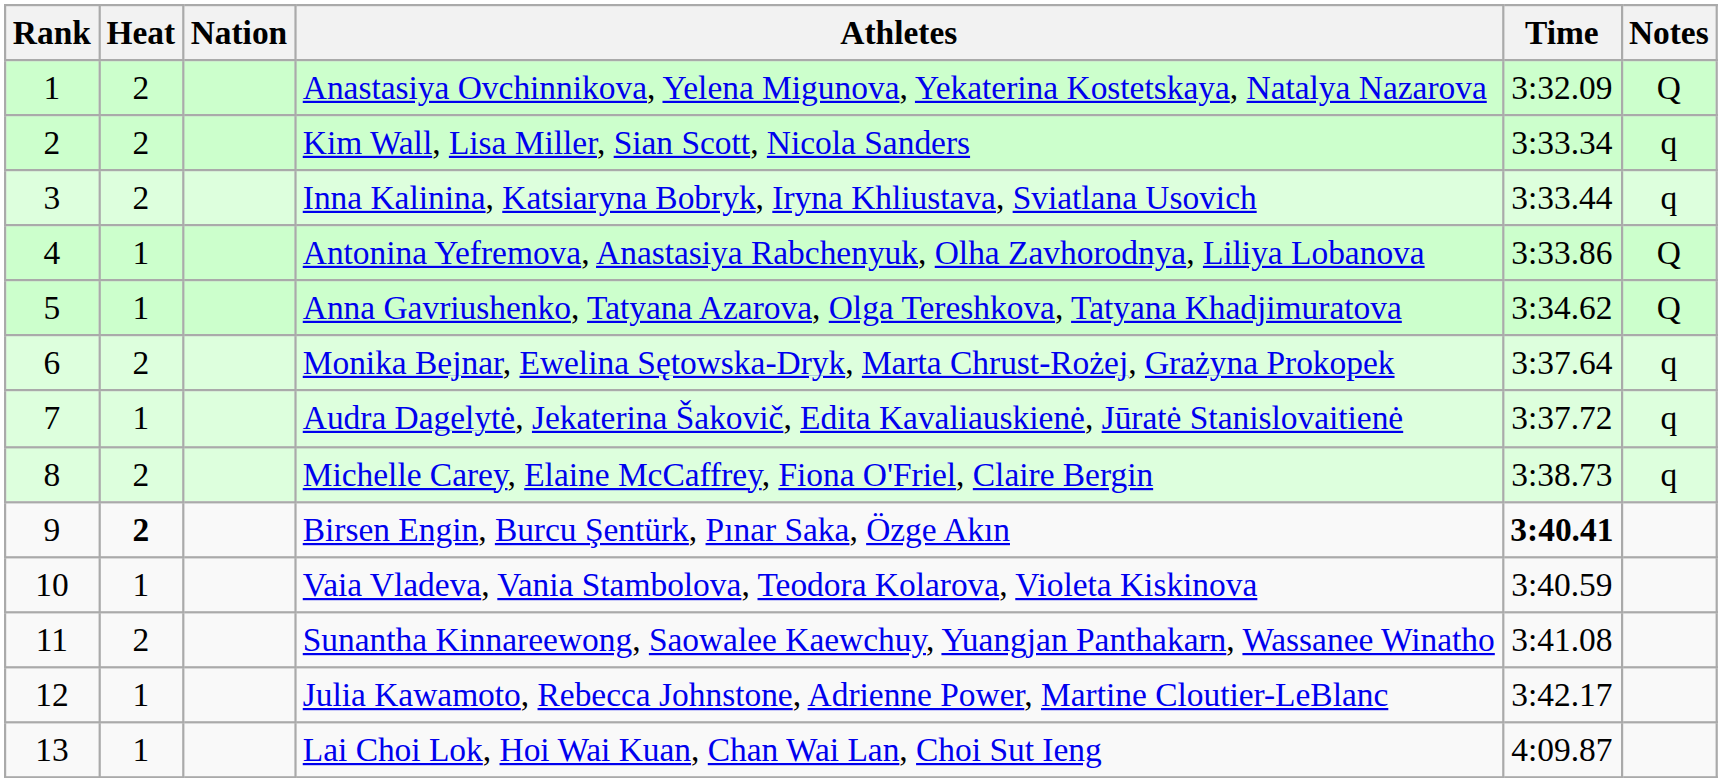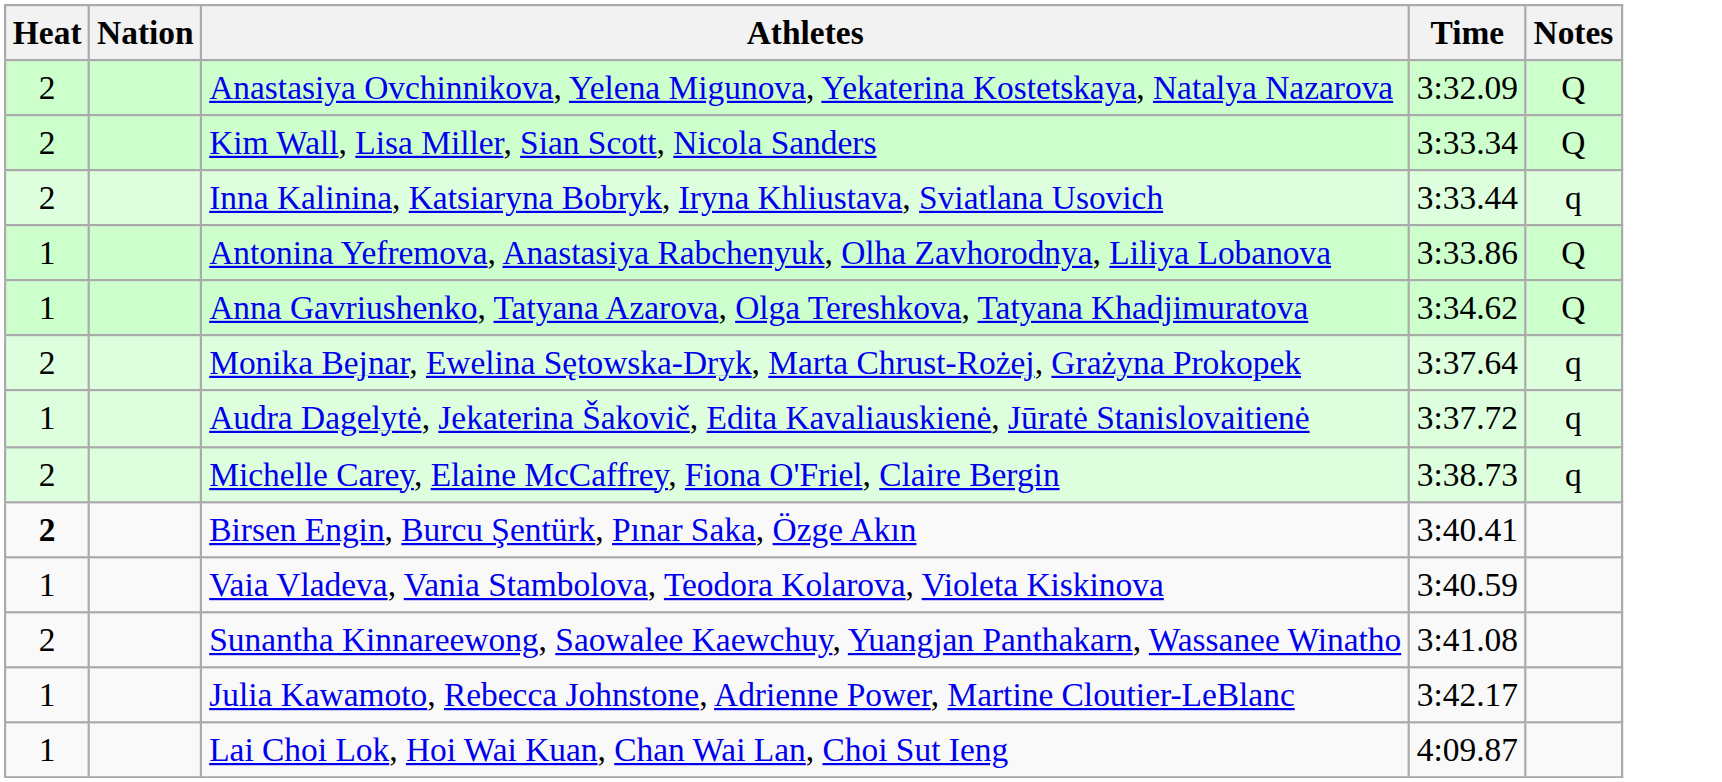- column: (52, 32)
(1669, 142) q -> (1573, 142) Q
(1562, 528) bold -> (1467, 528) normal
